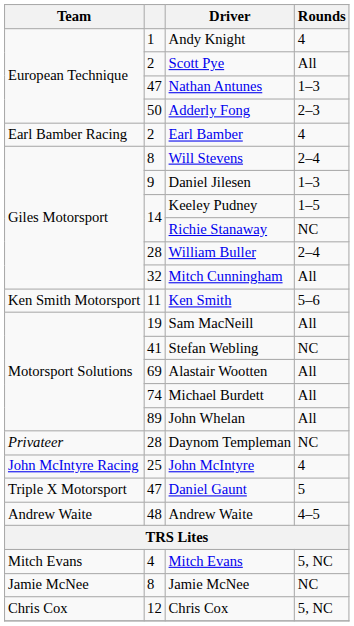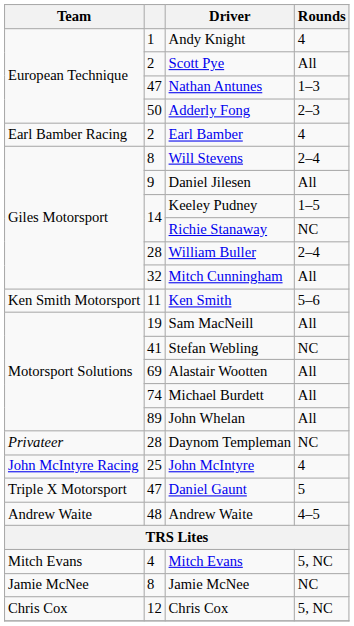(309, 182) 1–3 -> (307, 182) All
